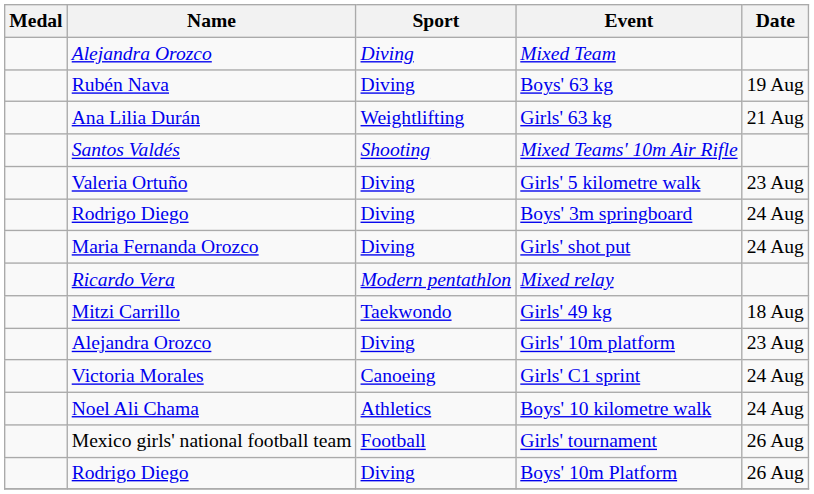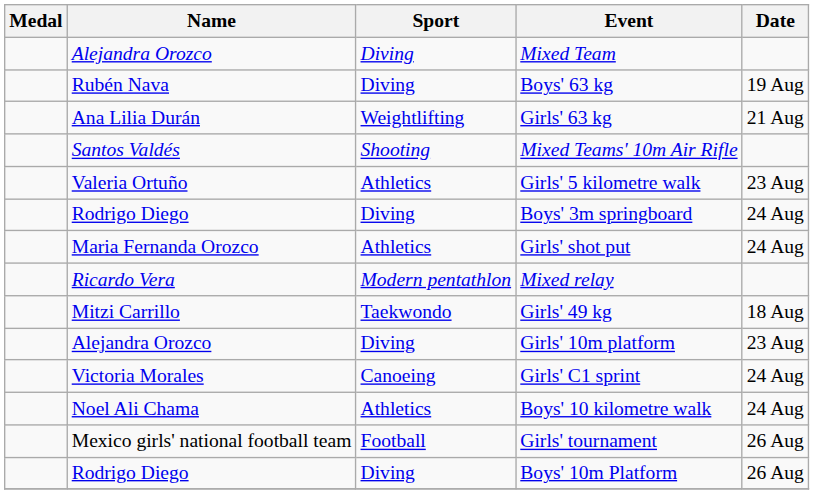(388, 182) Diving -> (396, 182) Athletics
(388, 247) Diving -> (396, 247) Athletics
